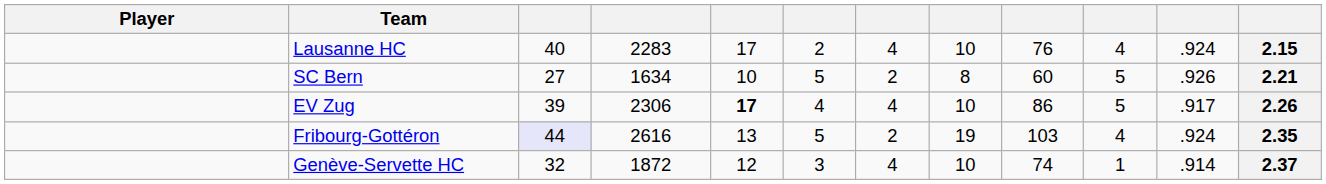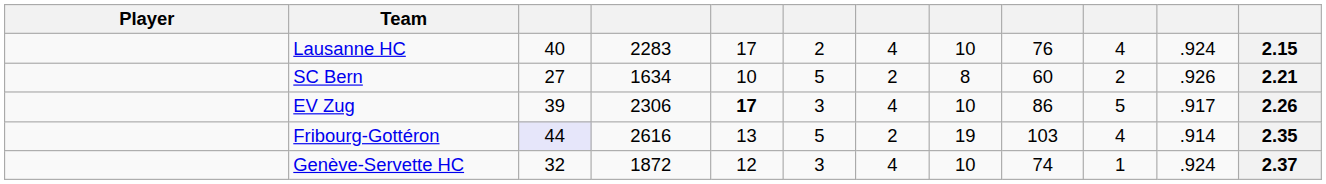(1120, 77) 5 -> (1120, 77) 2
(819, 106) 4 -> (819, 106) 3
(1198, 135) .924 -> (1198, 135) .914
(1198, 164) .914 -> (1198, 164) .924
